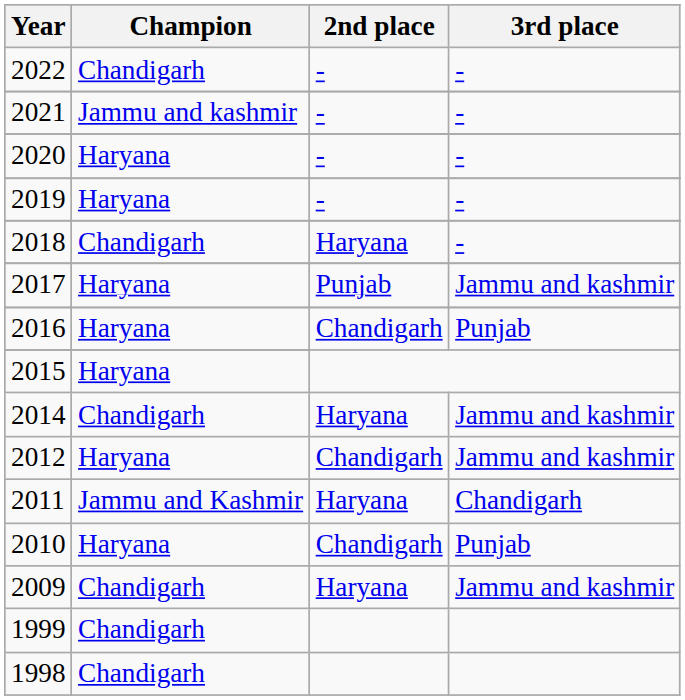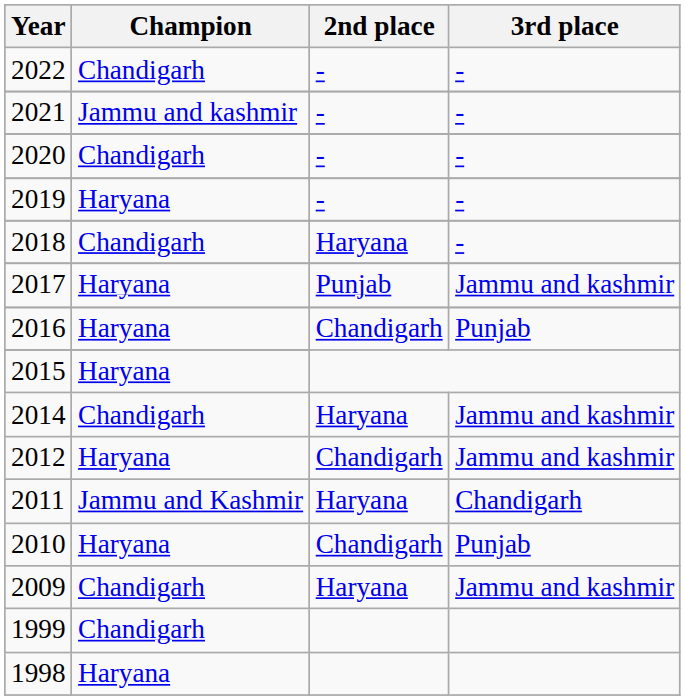(124, 155) Haryana -> (142, 155) Chandigarh
(142, 673) Chandigarh -> (124, 673) Haryana
